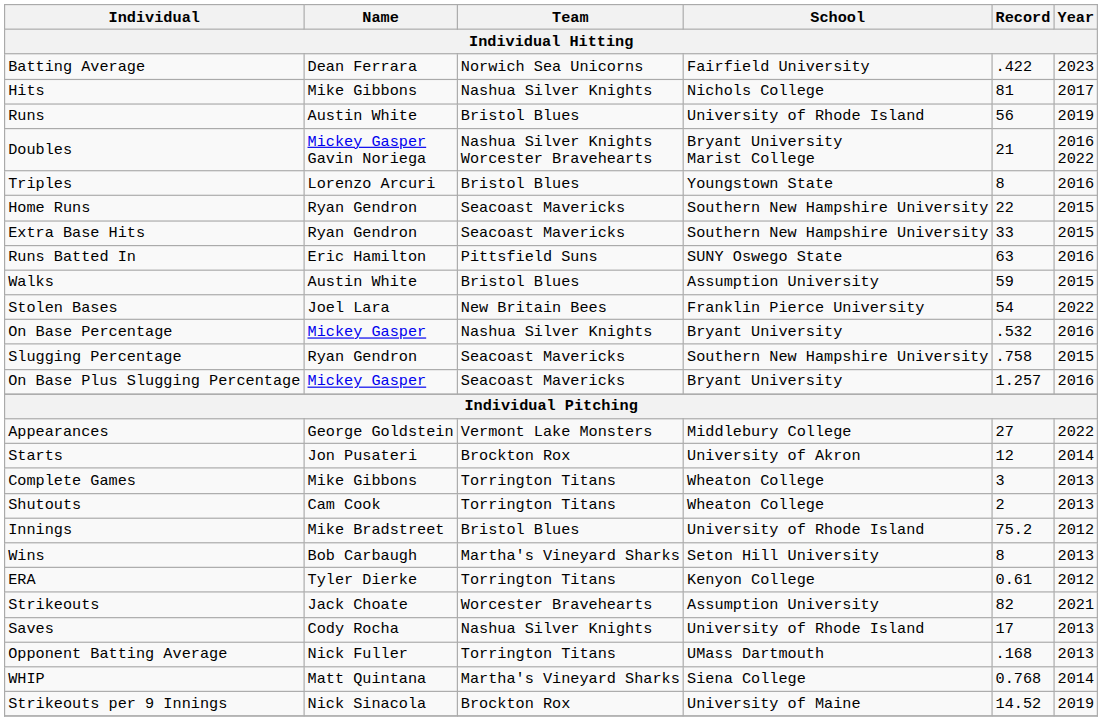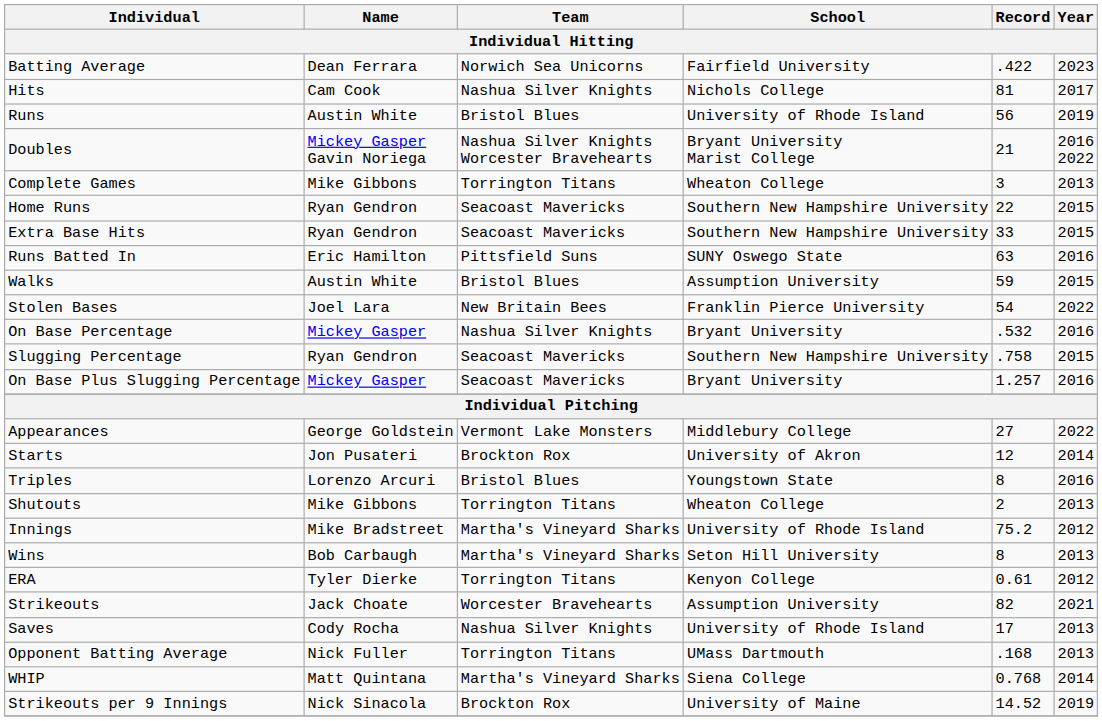(362, 91) Mike Gibbons -> (344, 91) Cam Cook
rows swapped: (40, 183) <-> (72, 481)
(344, 506) Cam Cook -> (362, 506) Mike Gibbons
(520, 530) Bristol Blues -> (570, 530) Martha's Vineyard Sharks
